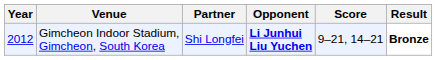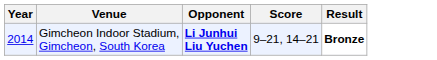- column: (214, 14)
(20, 39) 2012 -> (20, 39) 2014
